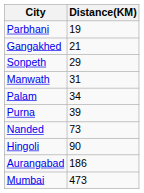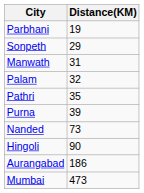- row: (34, 46)
(75, 96) 34 -> (75, 79) 32
+ row: (21, 96)
